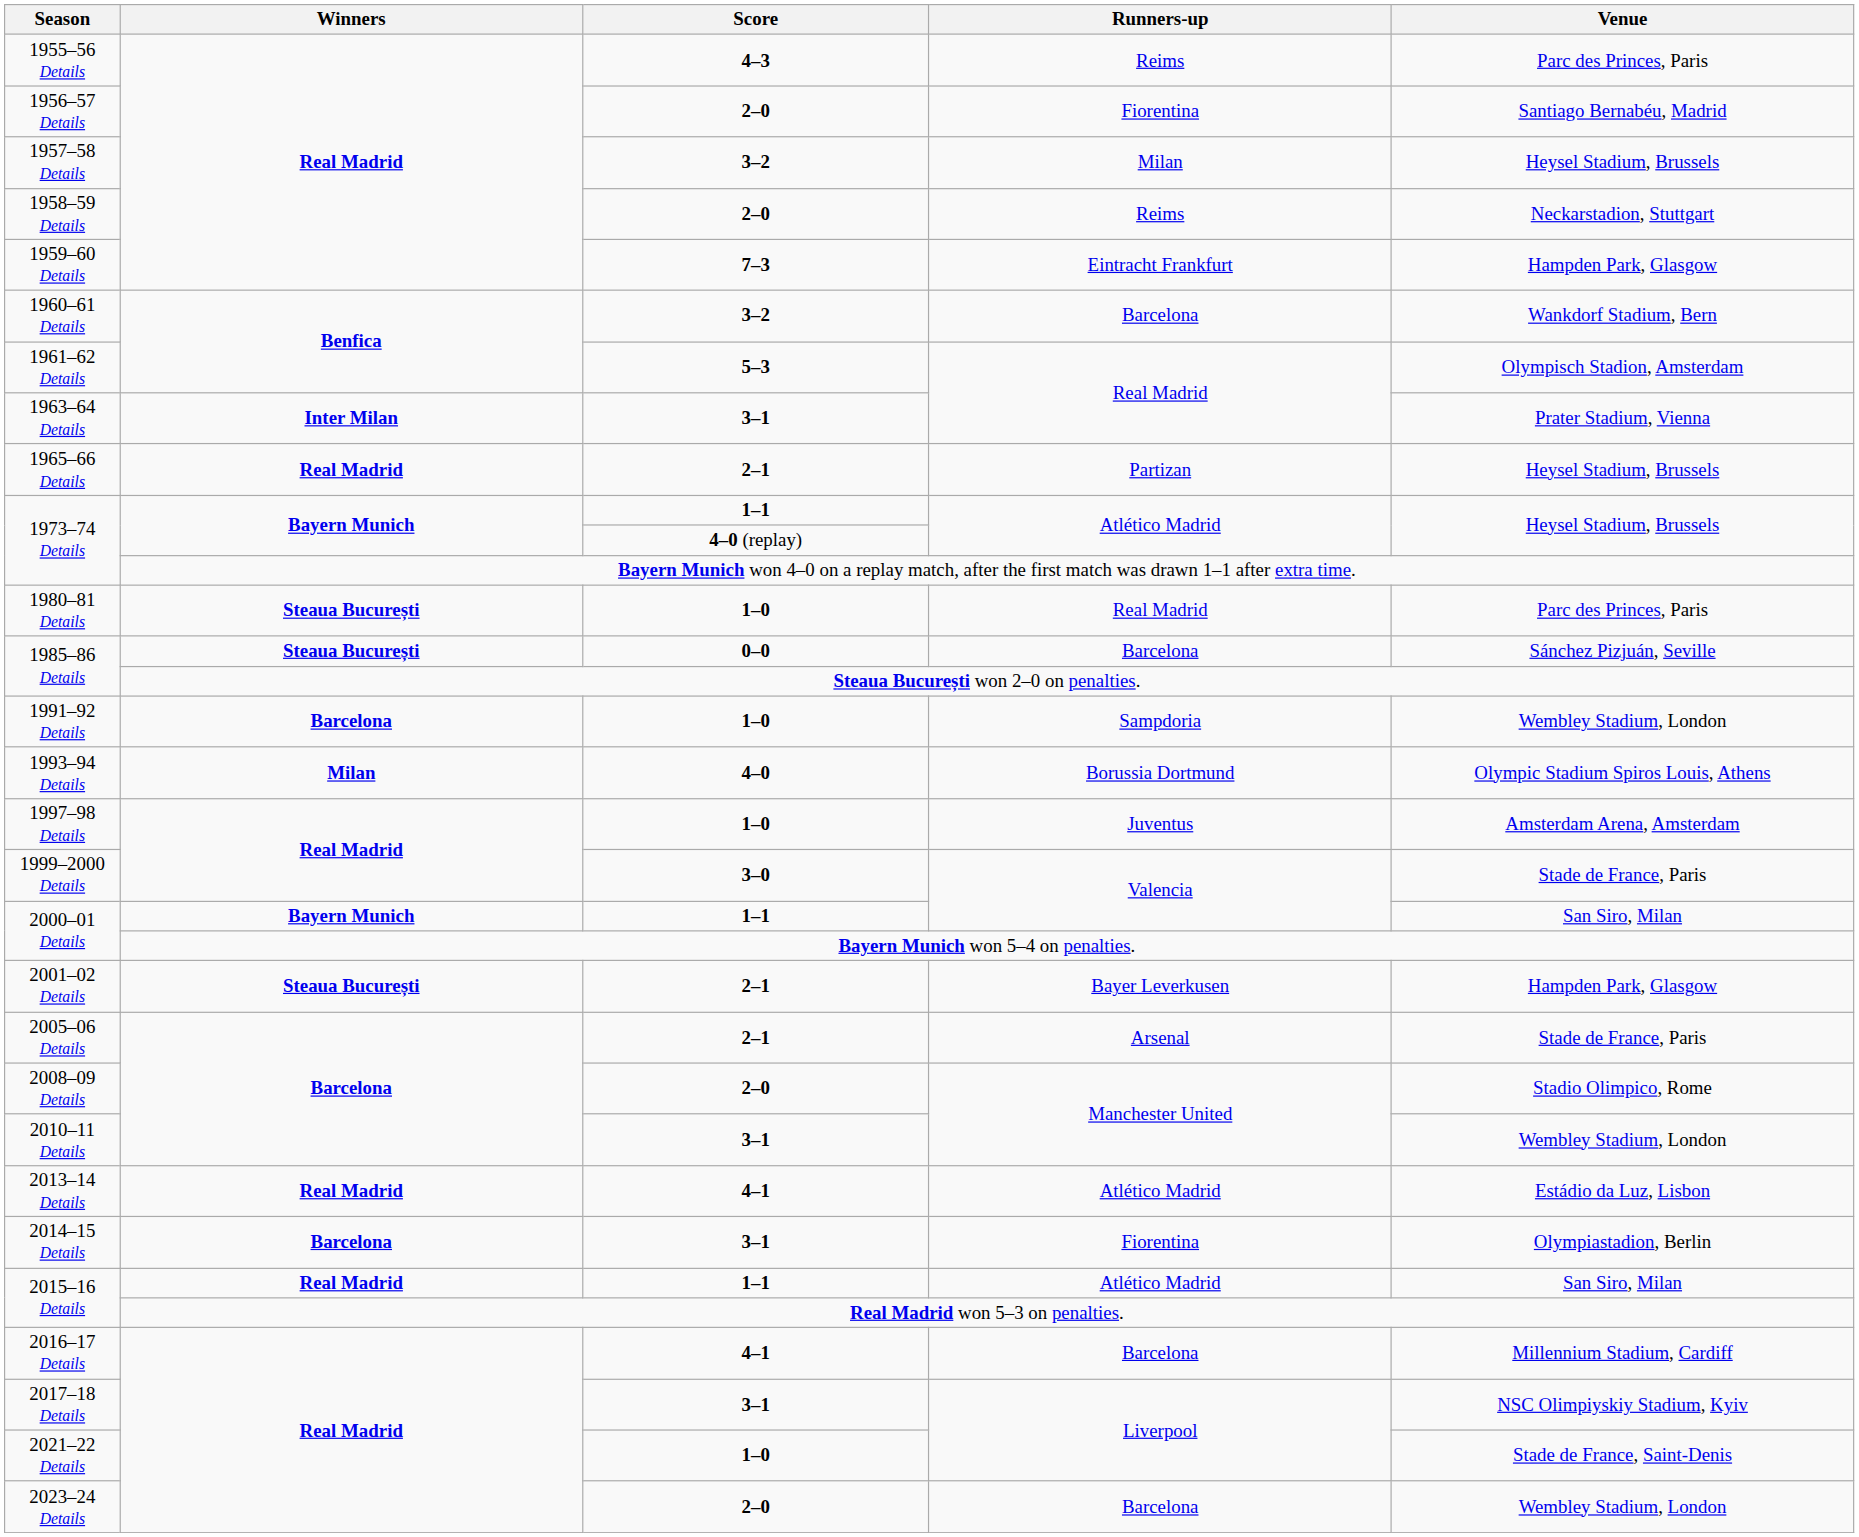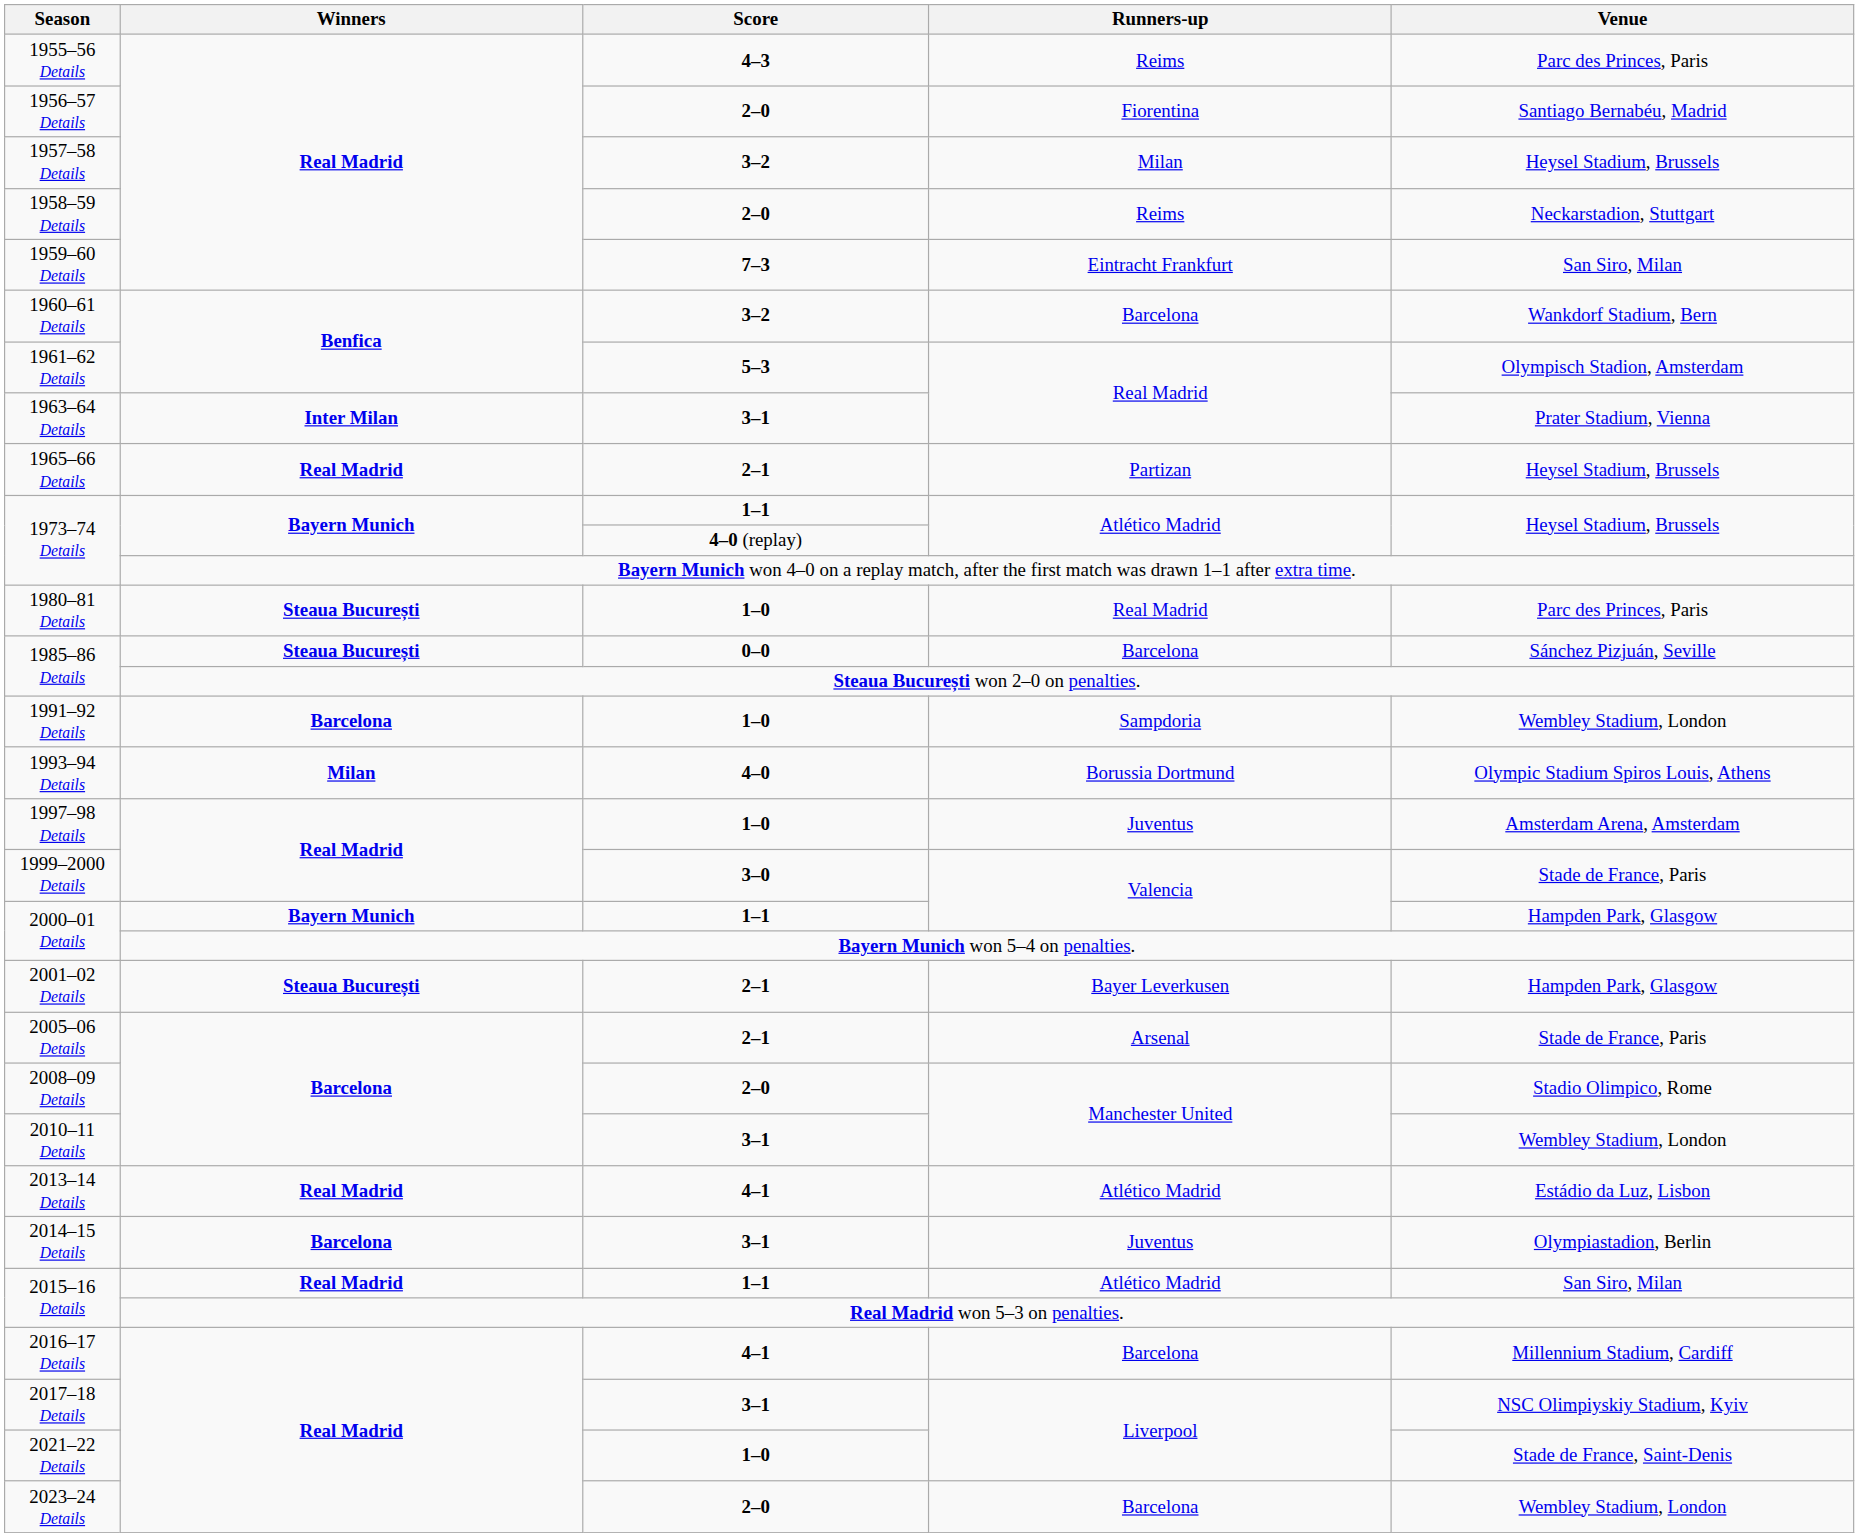(1623, 264) Hampden Park, Glasgow -> (1623, 264) San Siro, Milan
(1623, 915) San Siro, Milan -> (1623, 915) Hampden Park, Glasgow
(1160, 1242) Fiorentina -> (1160, 1242) Juventus
